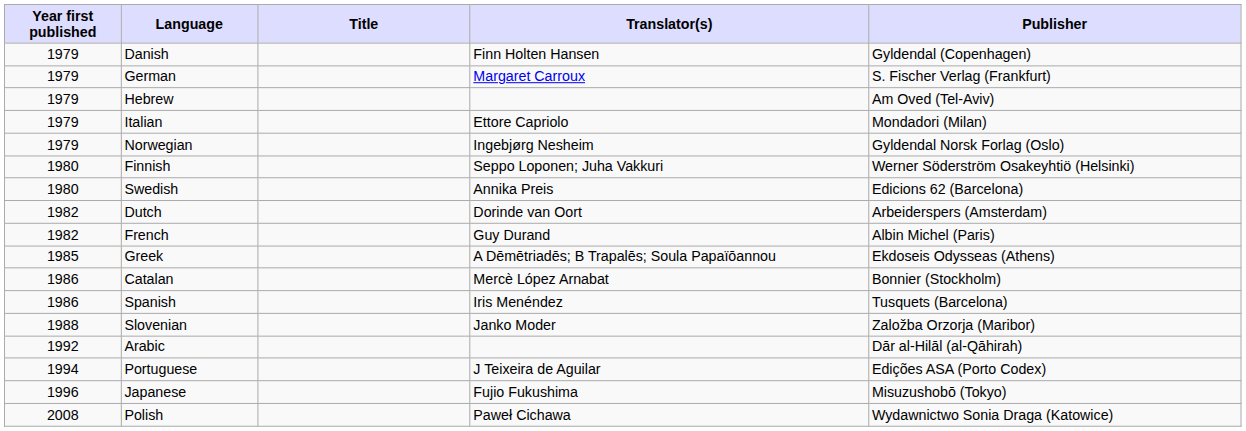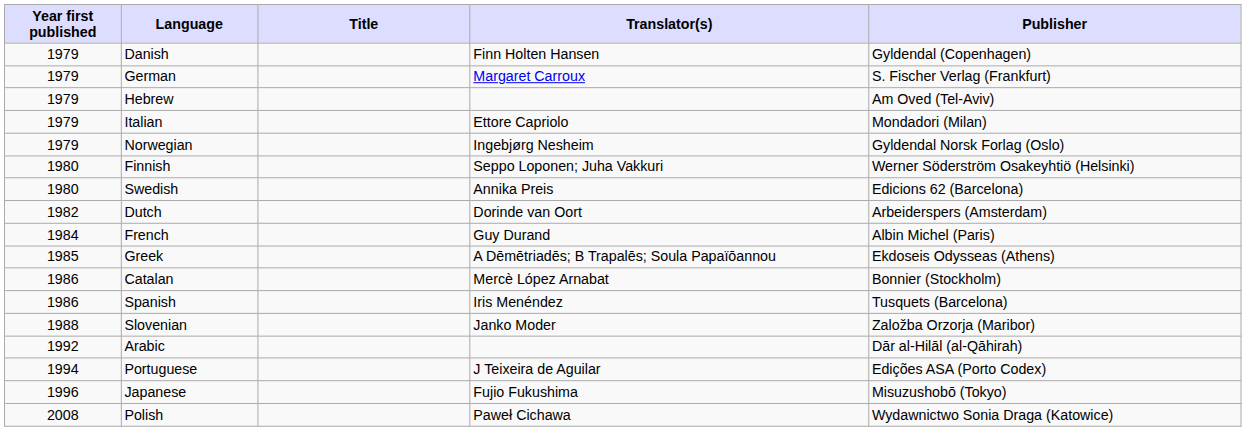(63, 235) 1982 -> (63, 235) 1984
